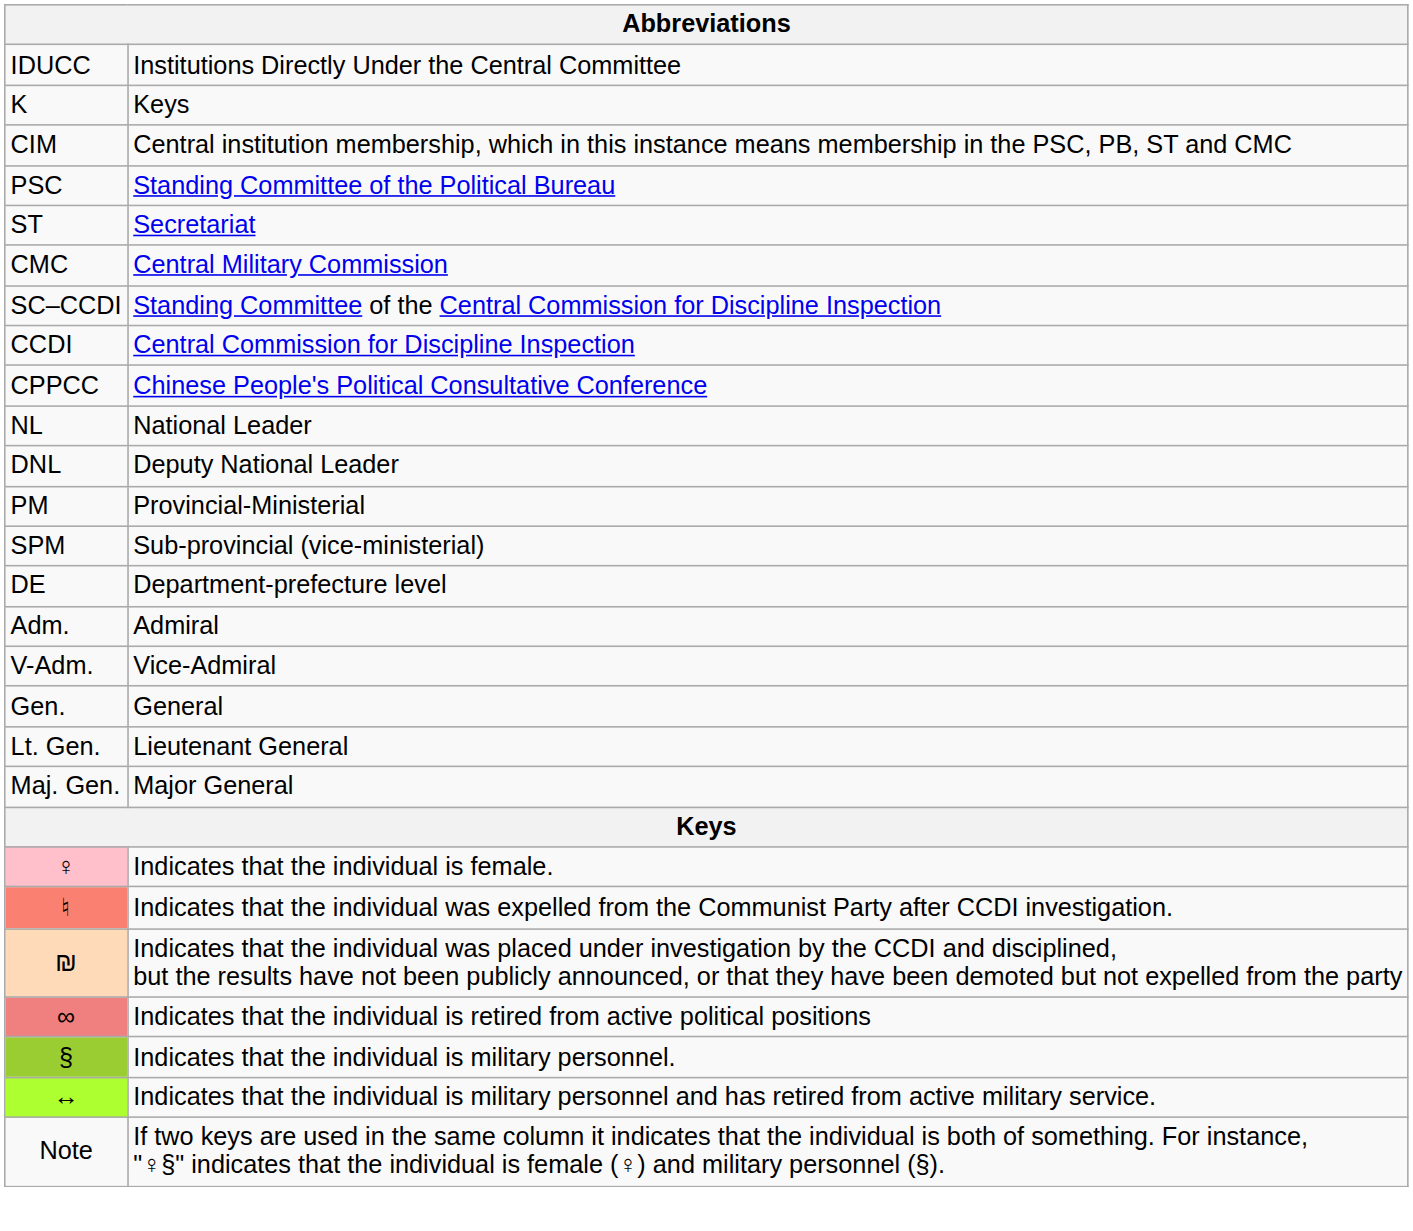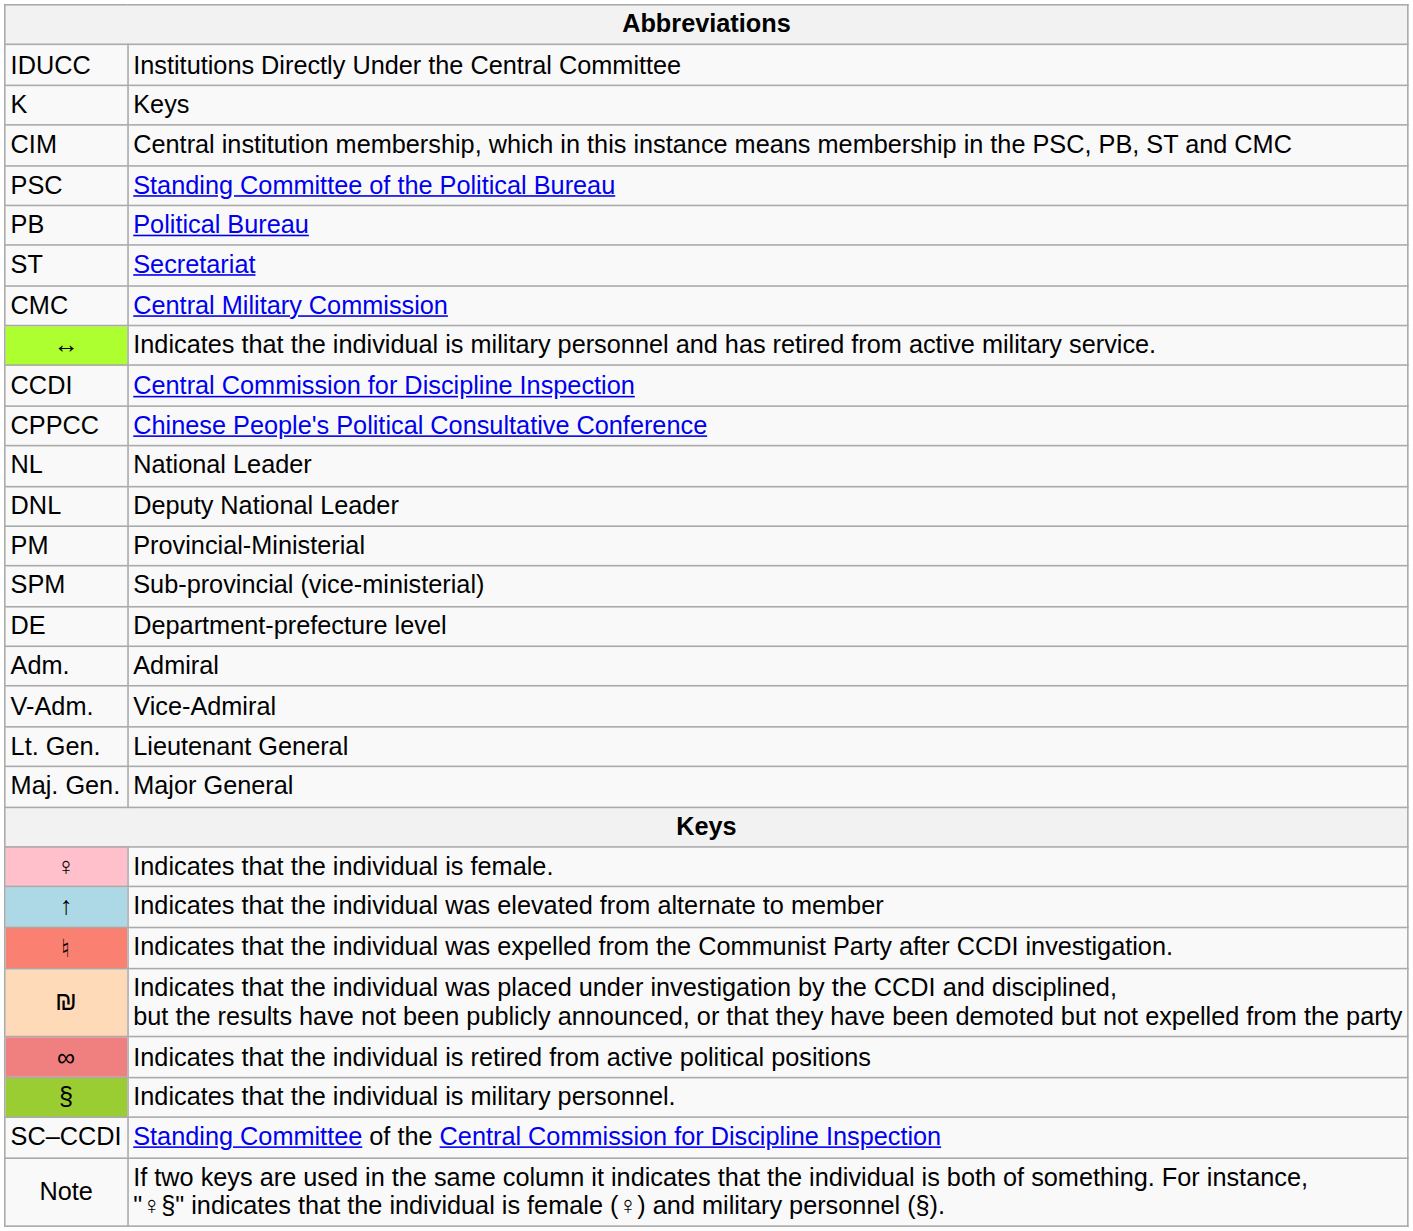+ row: (27, 225)
rows swapped: (66, 305) <-> (66, 1096)
- row: (38, 706)
+ row: (66, 906)
